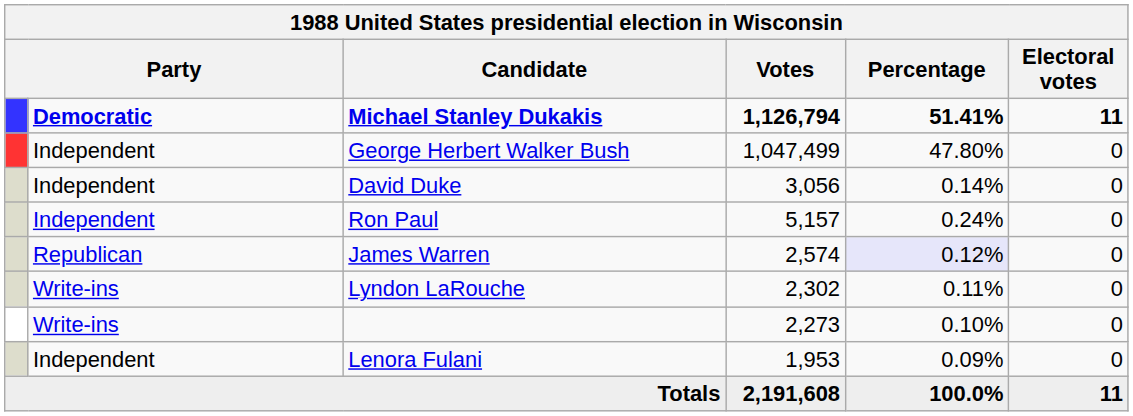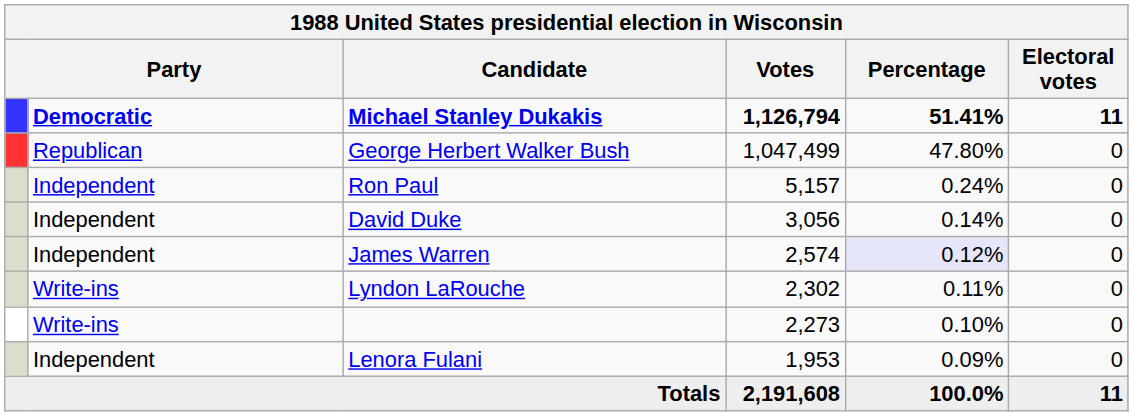(94, 151) Independent -> (88, 151) Republican
rows swapped: (393, 220) <-> (405, 185)
(88, 255) Republican -> (94, 255) Independent
